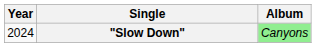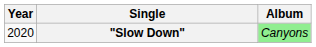(20, 33) 2024 -> (20, 33) 2020
